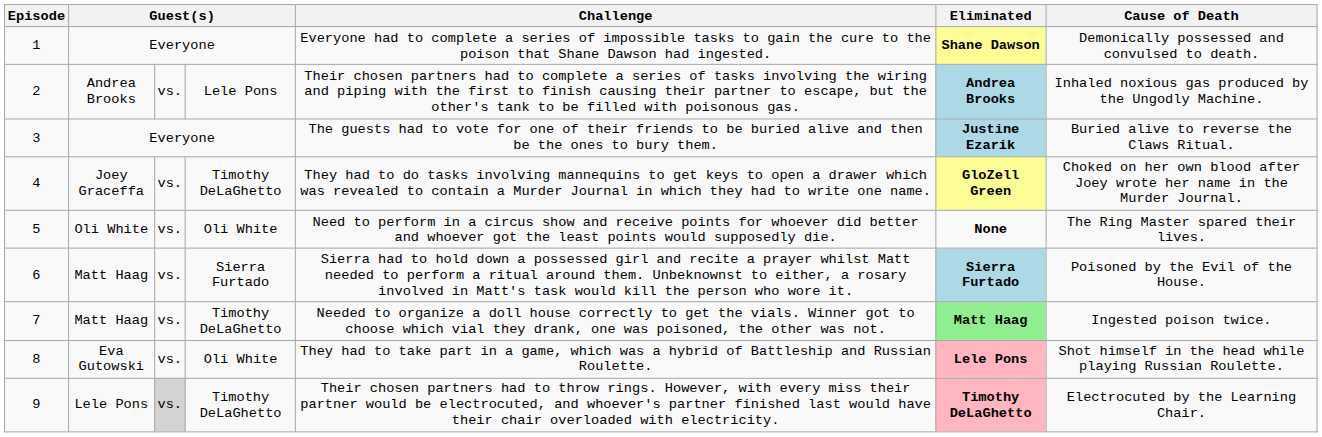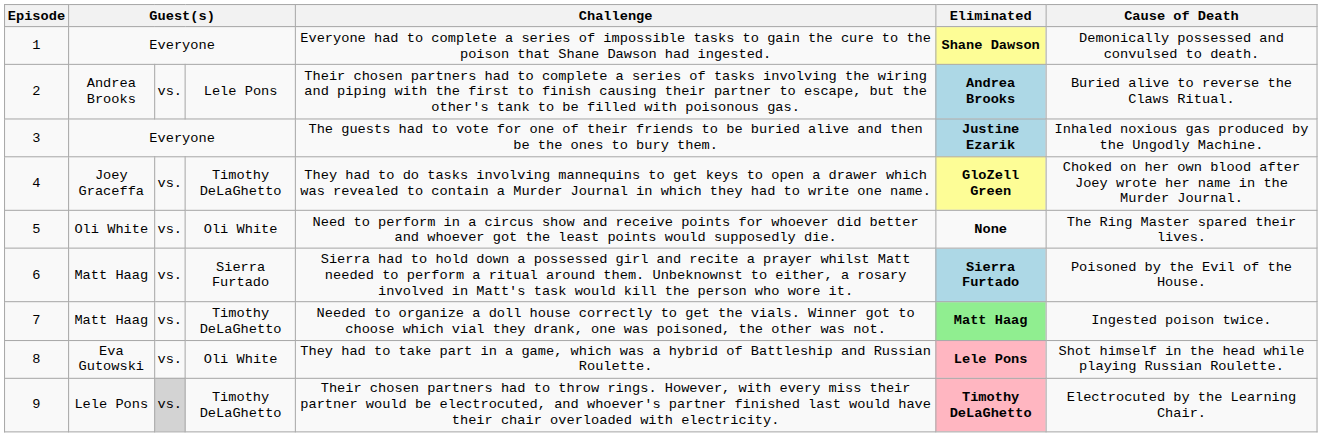(1181, 92) Inhaled noxious gas produced by the Ungodly Machine. -> (1181, 92) Buried alive to reverse the Claws Ritual.
(1181, 138) Buried alive to reverse the Claws Ritual. -> (1181, 138) Inhaled noxious gas produced by the Ungodly Machine.
